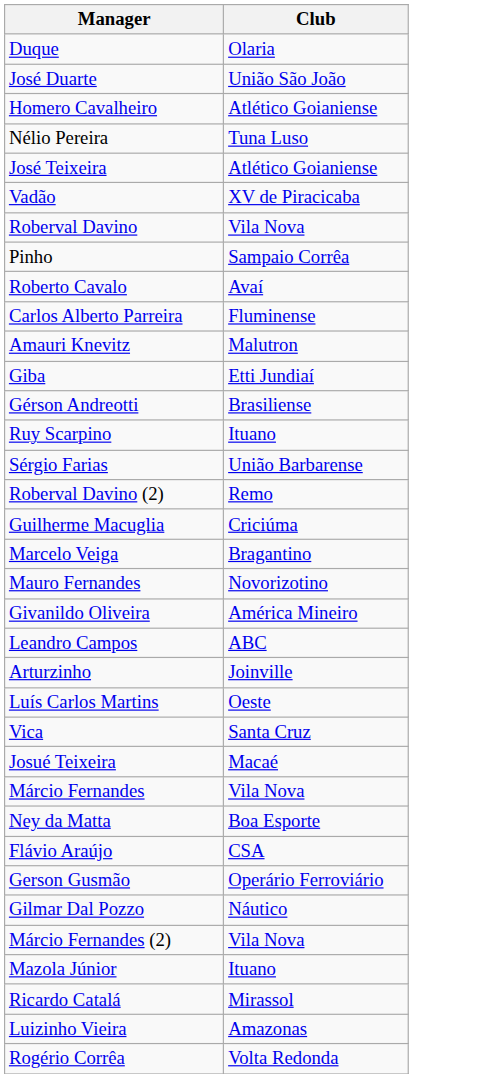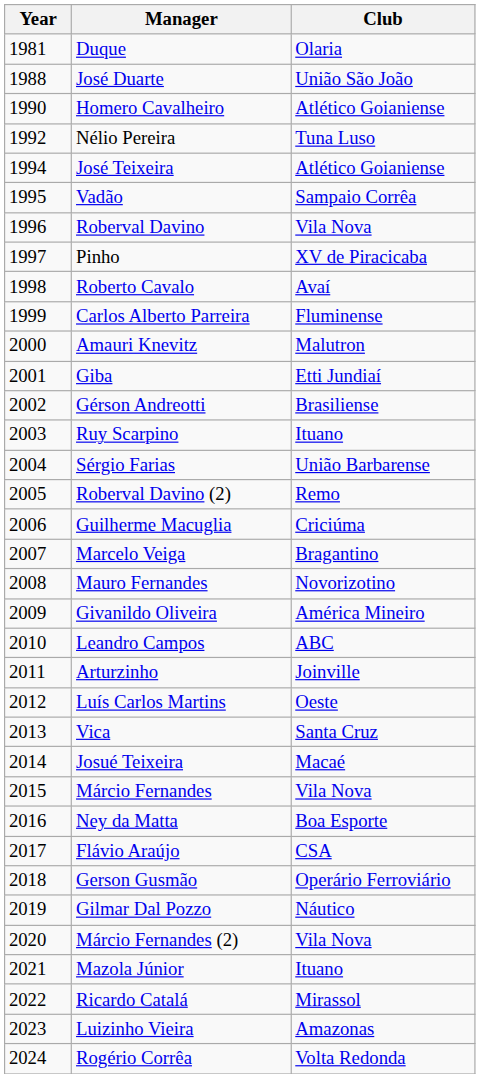+ column: (38, 19)
(294, 197) XV de Piracicaba -> (356, 197) Sampaio Corrêa
(289, 256) Sampaio Corrêa -> (361, 256) XV de Piracicaba
